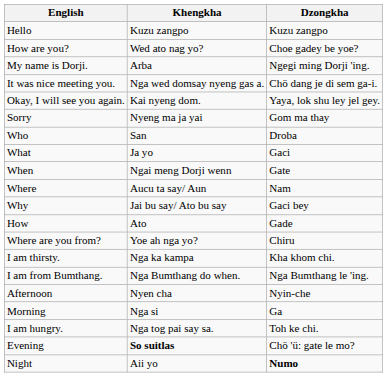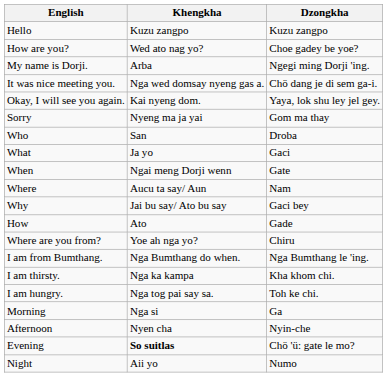rows swapped: (55, 275) <-> (33, 258)
rows swapped: (35, 328) <-> (30, 293)
(284, 363) bold -> (283, 363) normal
